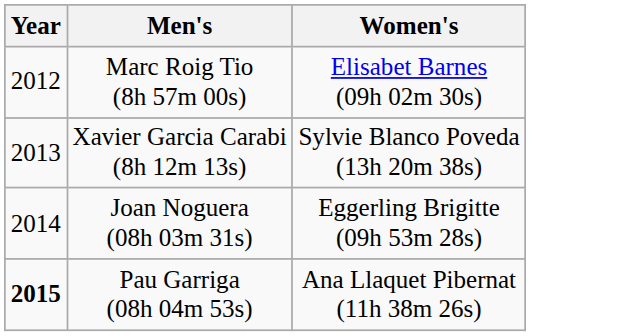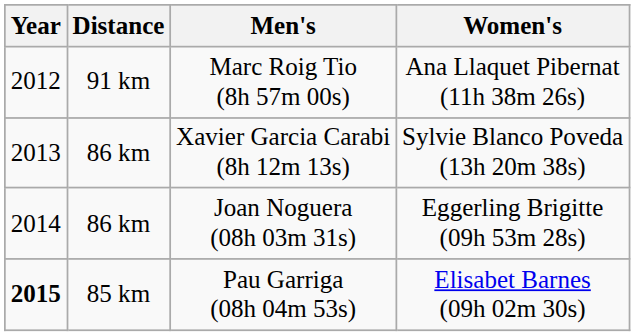+ column: (118, 25)
(409, 81) Elisabet Barnes (09h 02m 30s) -> (513, 81) Ana Llaquet Pibernat (11h 38m 26s)
(409, 294) Ana Llaquet Pibernat (11h 38m 26s) -> (513, 294) Elisabet Barnes (09h 02m 30s)
